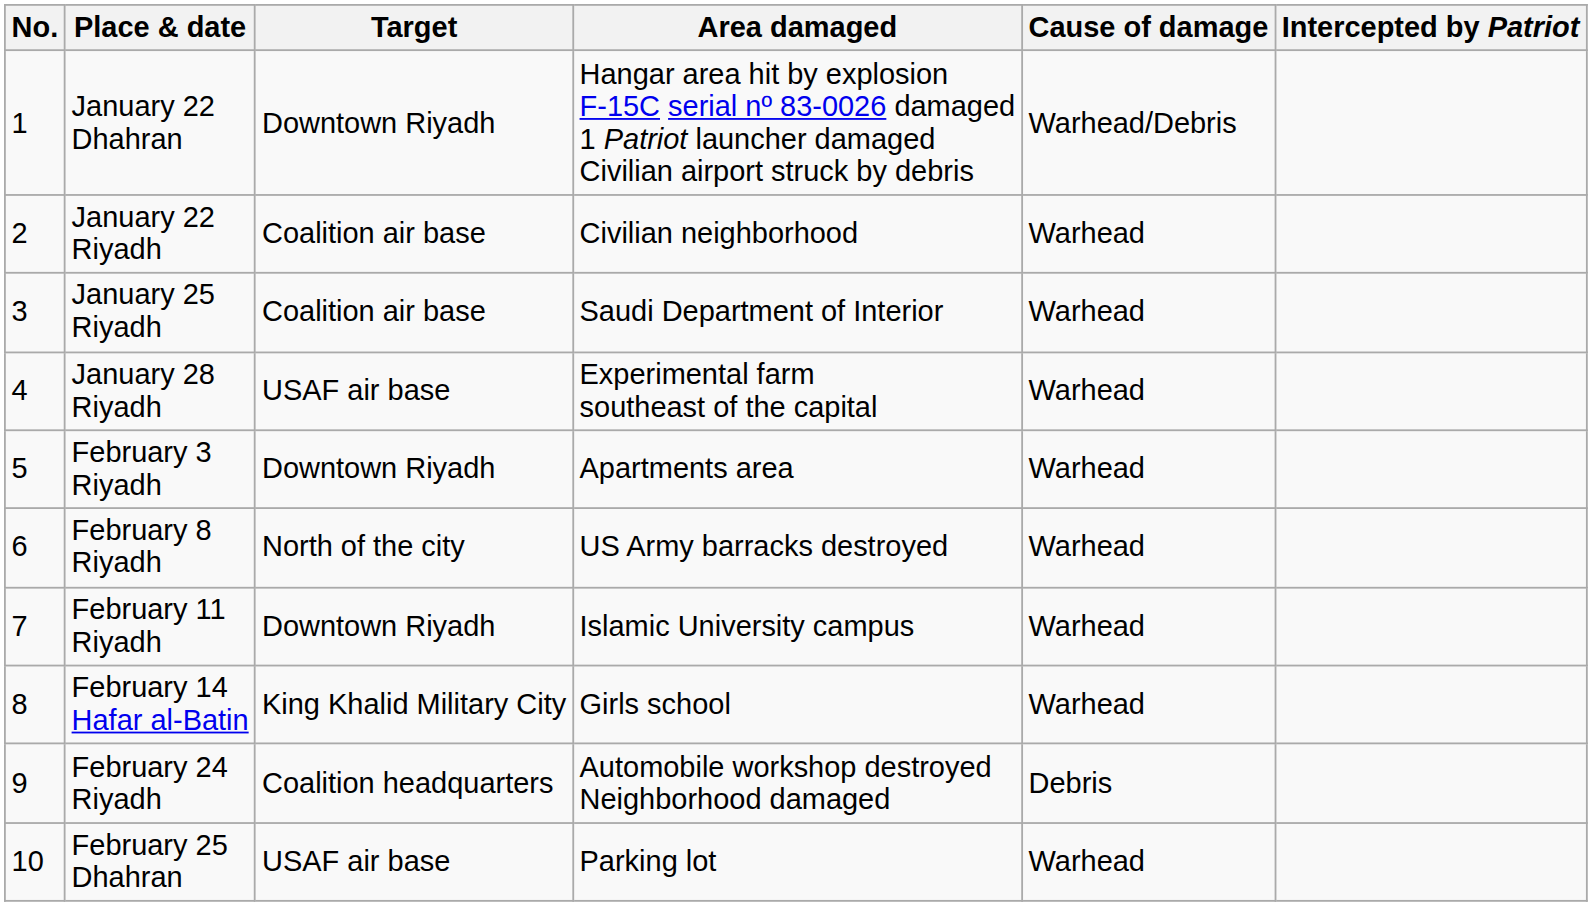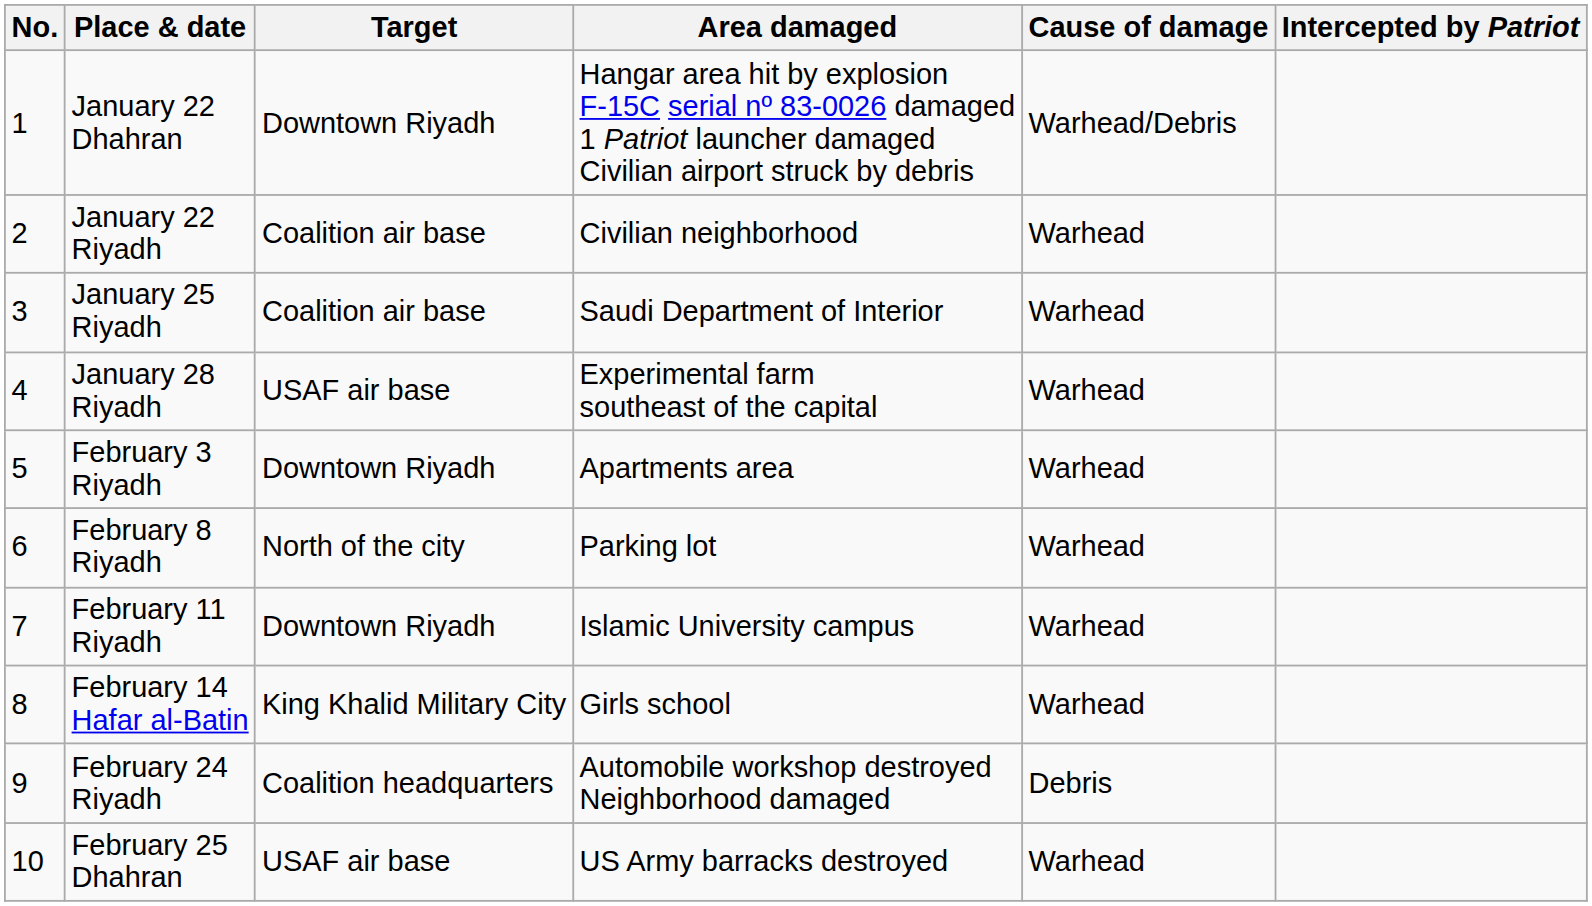(764, 547) US Army barracks destroyed -> (648, 547) Parking lot
(648, 861) Parking lot -> (764, 861) US Army barracks destroyed
